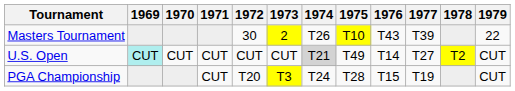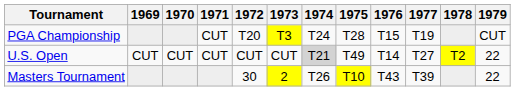rows swapped: (66, 35) <-> (64, 76)
(145, 56) paleturquoise background -> (145, 56) no background
(493, 56) CUT -> (493, 56) 22
